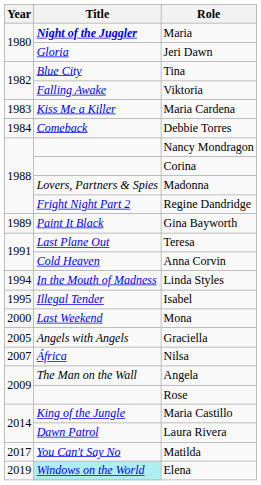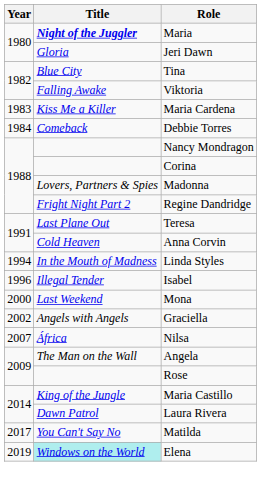- row: (200, 223)
(19, 299) 1995 -> (19, 280) 1996
(19, 337) 2005 -> (19, 318) 2002
